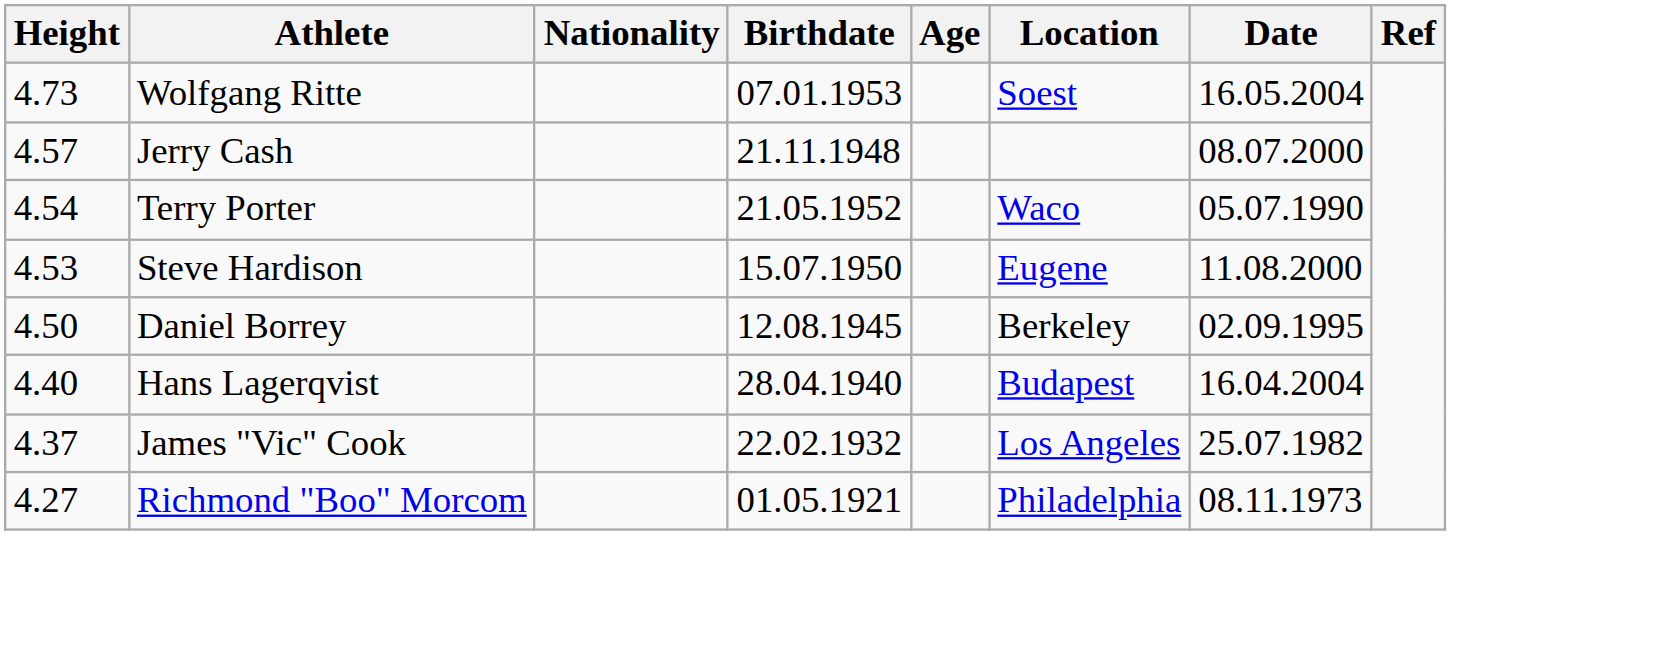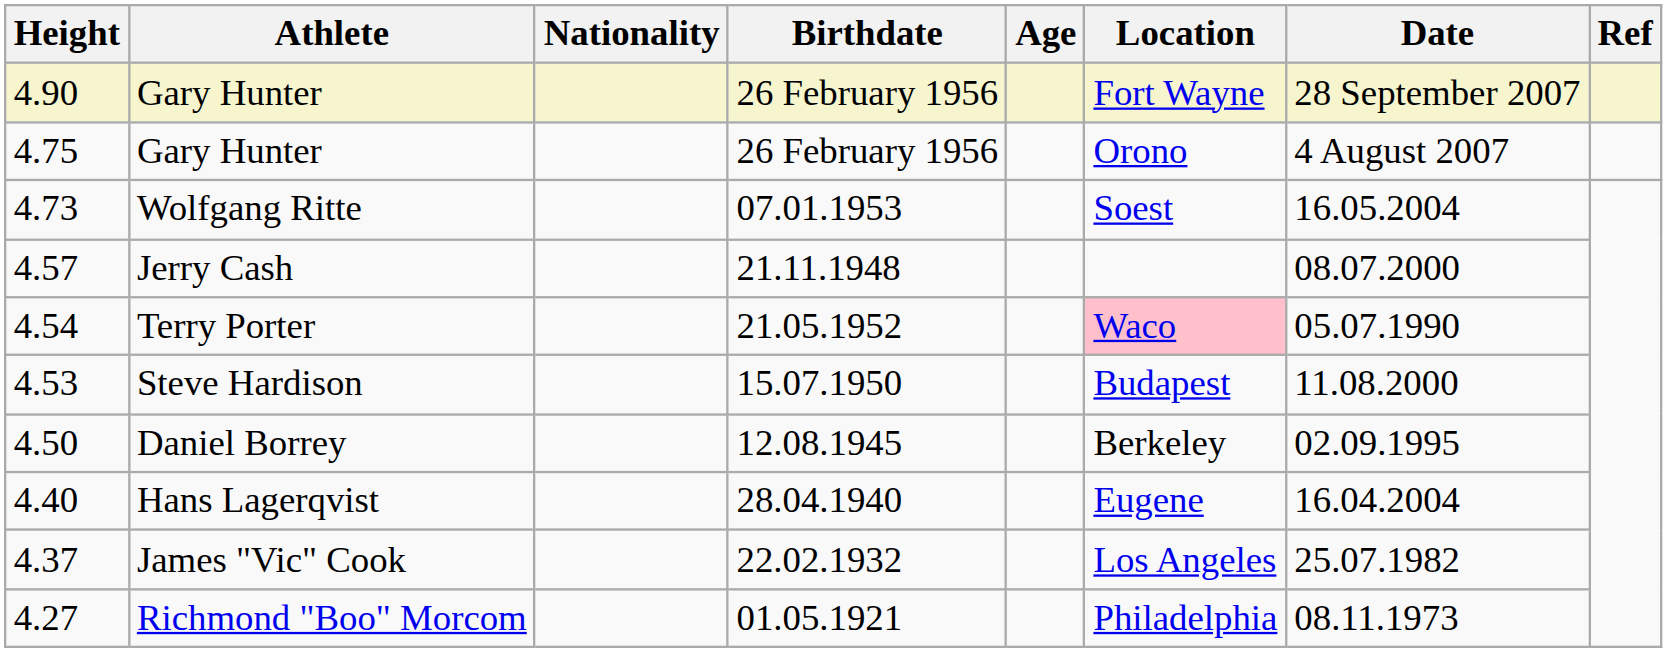+ row: (46, 92)
+ row: (46, 150)
(1039, 208) no background -> (1135, 325) pink background
(1053, 267) Eugene -> (1162, 383) Budapest
(1066, 383) Budapest -> (1149, 500) Eugene
